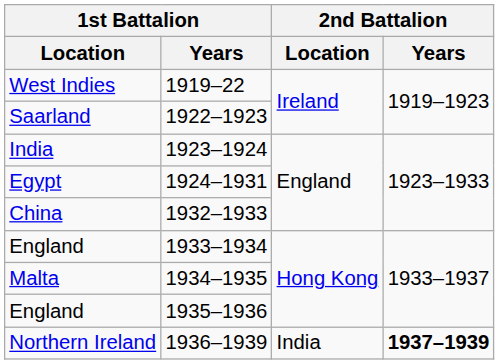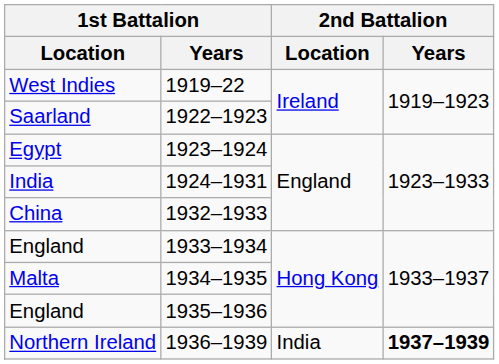(31, 149) India -> (35, 149) Egypt
(35, 181) Egypt -> (31, 181) India
